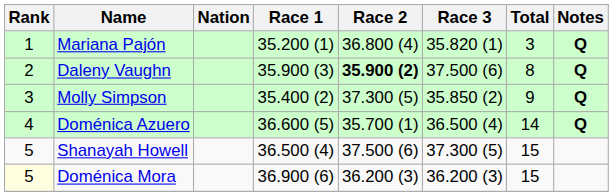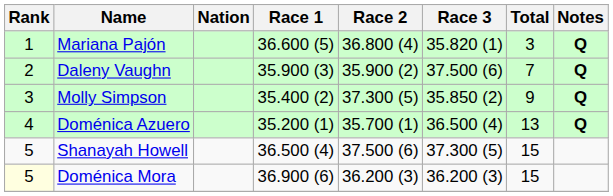(296, 44) 35.200 (1) -> (296, 44) 36.600 (5)
(380, 71) bold -> (380, 71) normal
(530, 71) 8 -> (530, 71) 7
(296, 124) 36.600 (5) -> (296, 124) 35.200 (1)
(530, 124) 14 -> (530, 124) 13
